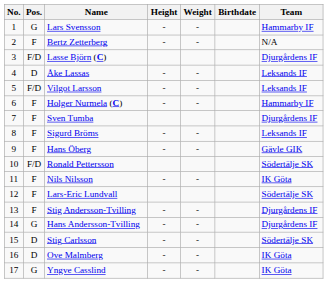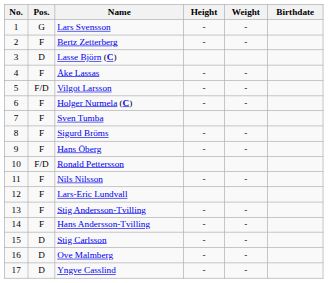- column: (291, 12)
(34, 58) F/D -> (41, 58) D
(34, 73) D -> (41, 73) F
(34, 225) G -> (41, 225) F
(34, 270) G -> (41, 270) D
